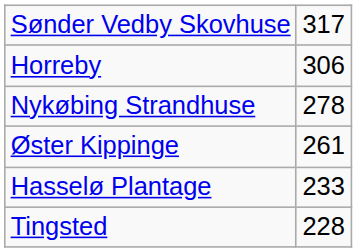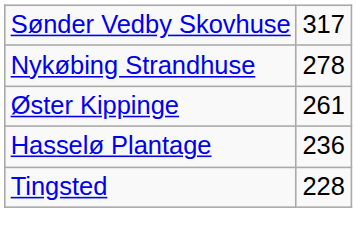- row: (56, 65)
(324, 186) 233 -> (324, 146) 236
